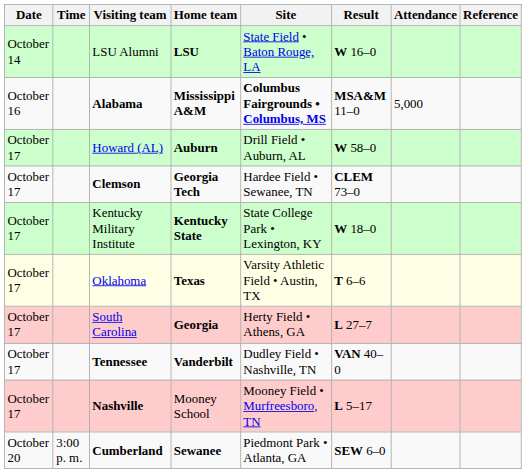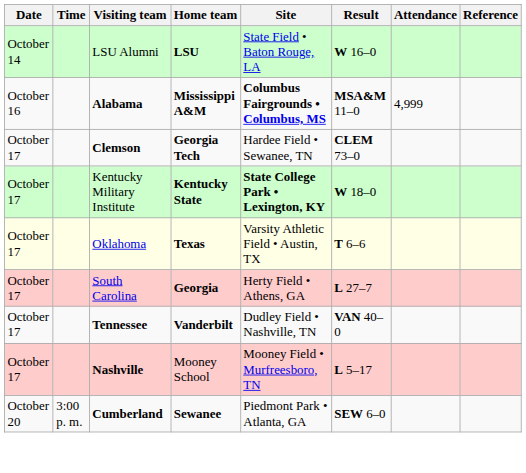(408, 103) 5,000 -> (408, 103) 4,999
- row: (128, 148)
(282, 228) normal -> (284, 192) bold
